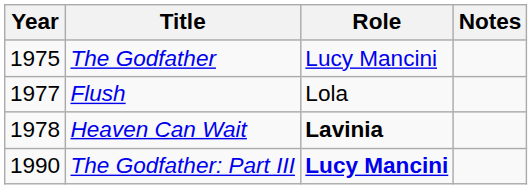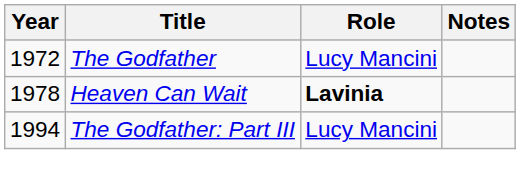(35, 58) 1975 -> (35, 58) 1972
- row: (98, 93)
(35, 165) 1990 -> (35, 129) 1994
(377, 165) bold -> (371, 129) normal
